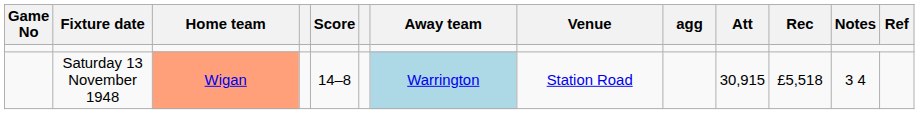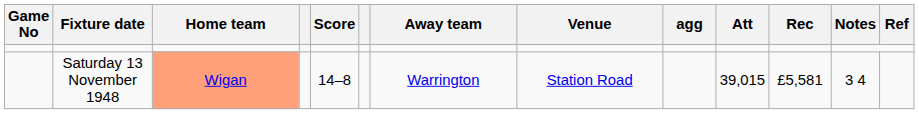(443, 80) lightblue background -> (443, 80) no background
(742, 80) 30,915 -> (742, 80) 39,015
(800, 80) £5,518 -> (800, 80) £5,581
